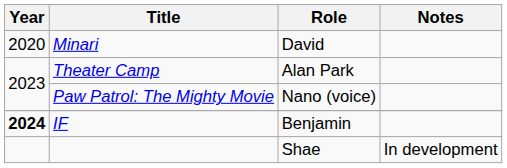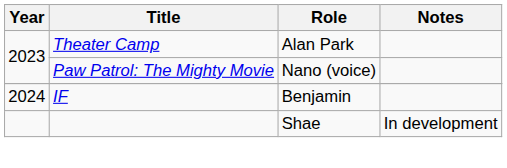- row: (76, 44)
(27, 123) bold -> (27, 96) normal
